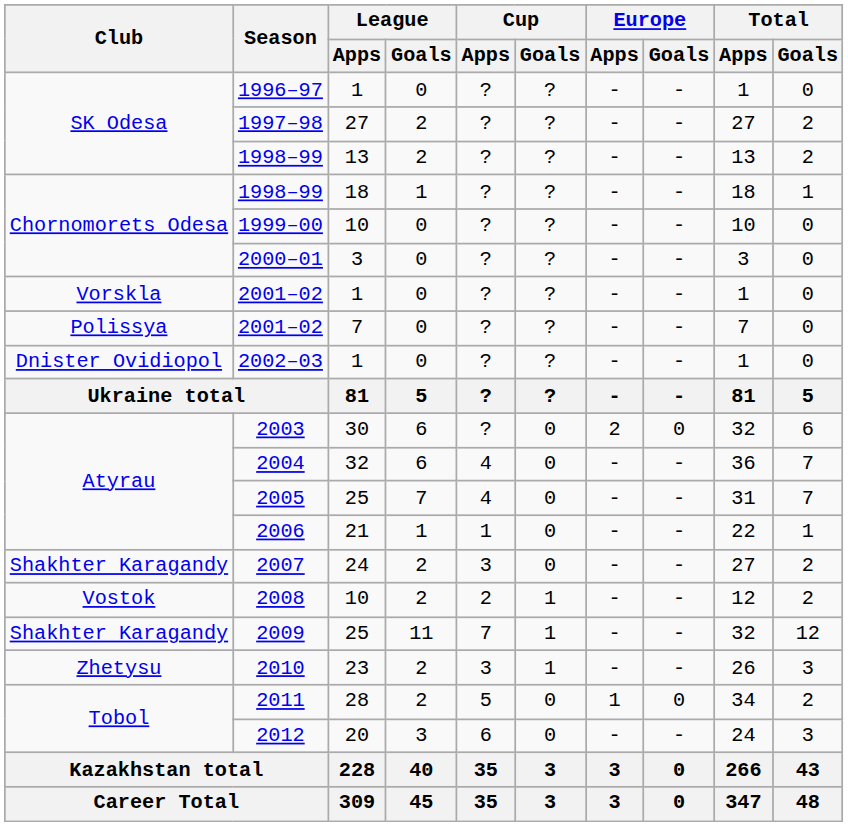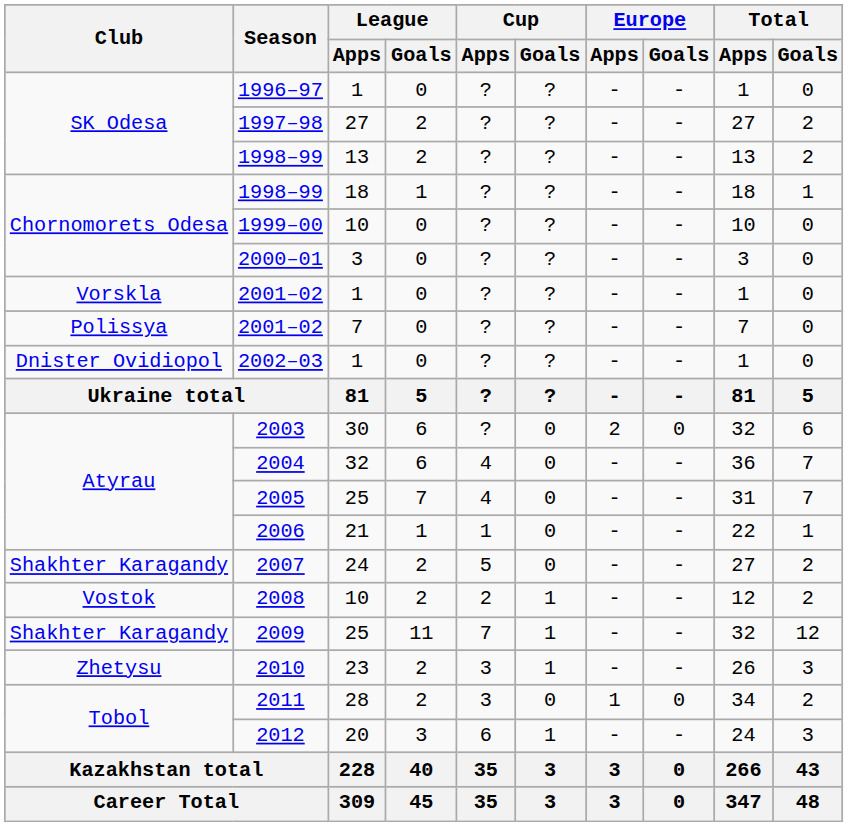(486, 566) 3 -> (486, 566) 5
(486, 702) 5 -> (486, 702) 3
(550, 736) 0 -> (550, 736) 1
